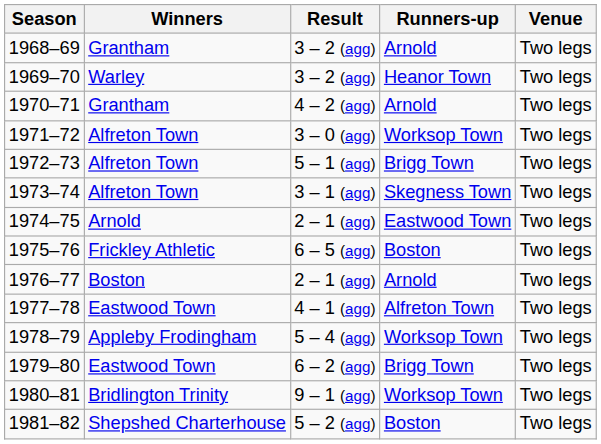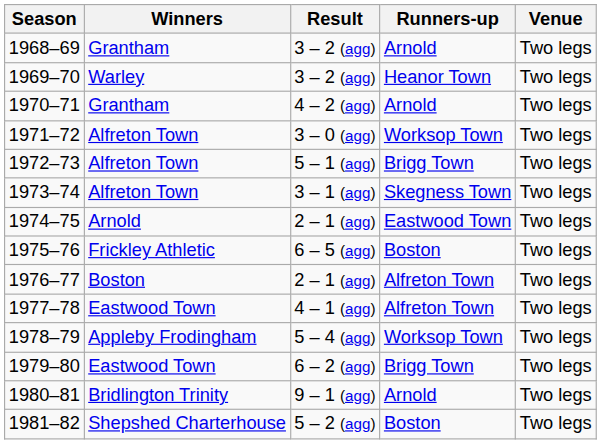(410, 279) Arnold -> (439, 279) Alfreton Town
(443, 395) Worksop Town -> (410, 395) Arnold
